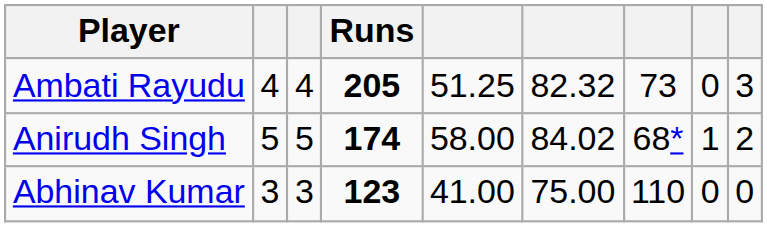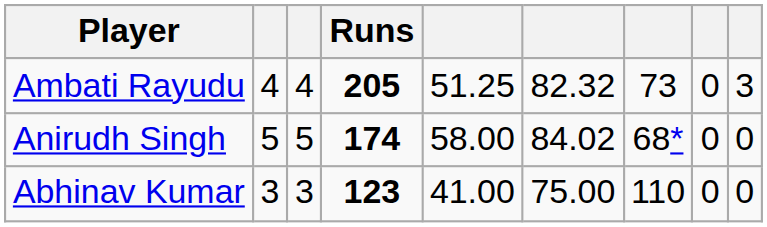(710, 138) 1 -> (710, 138) 0
(745, 138) 2 -> (745, 138) 0
